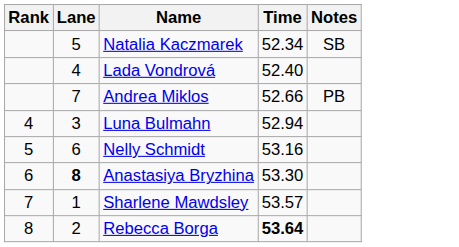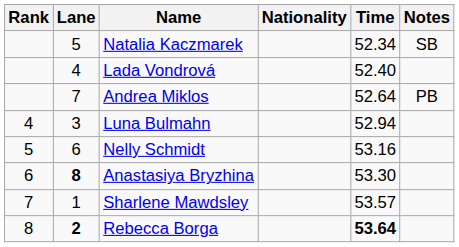+ column: (304, 17)
(282, 96) 52.66 -> (375, 96) 52.64
(76, 228) normal -> (76, 228) bold
